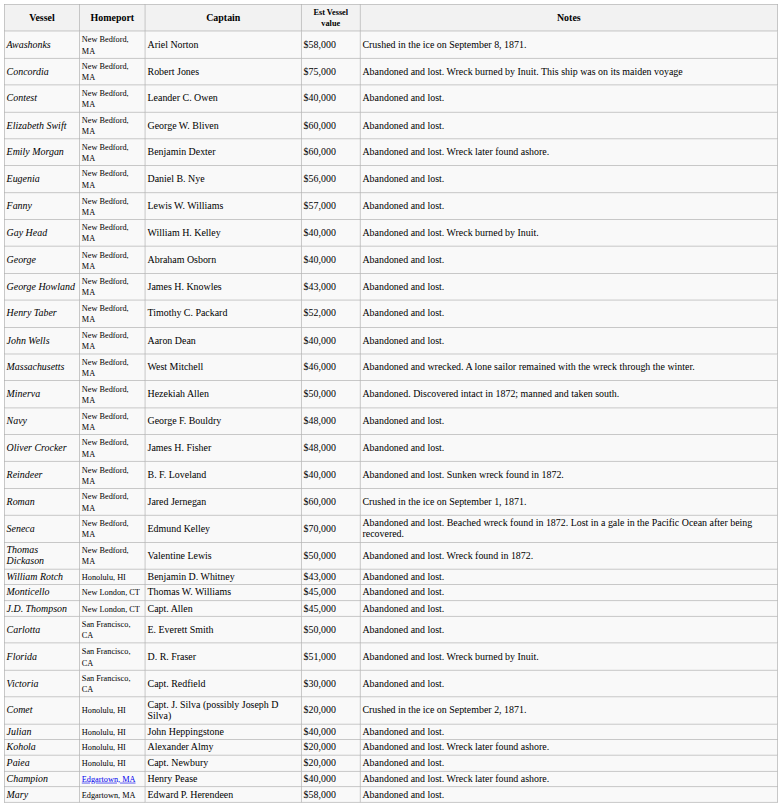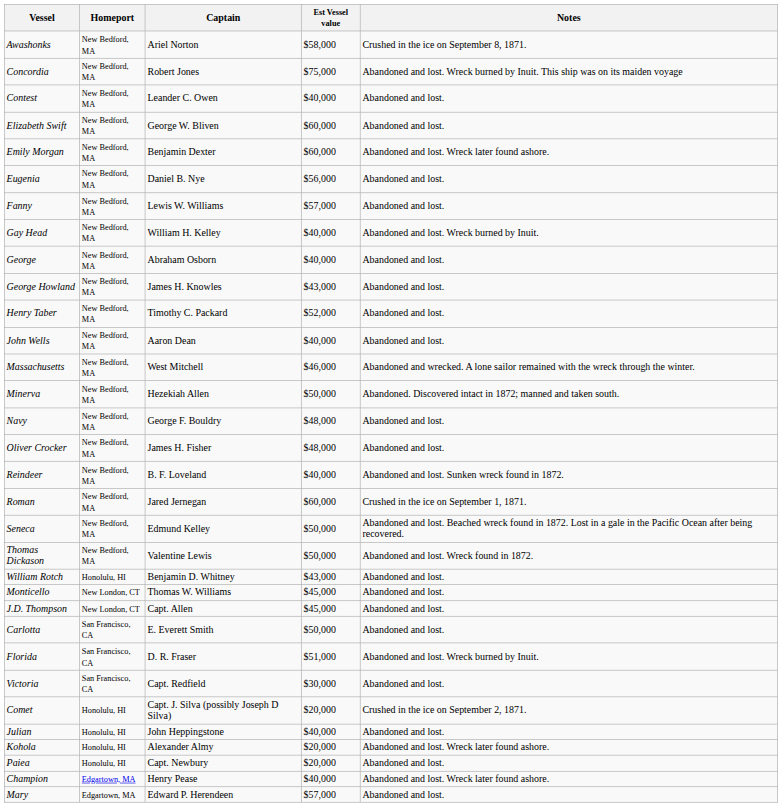(320, 528) $70,000 -> (320, 528) $50,000
(320, 794) $58,000 -> (320, 794) $57,000
